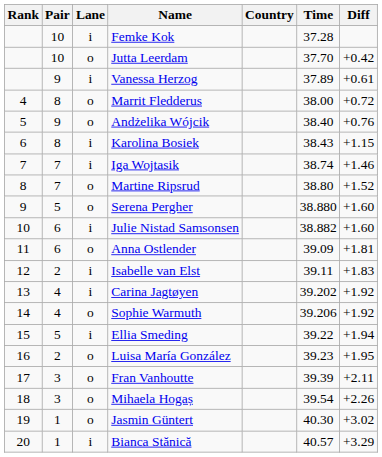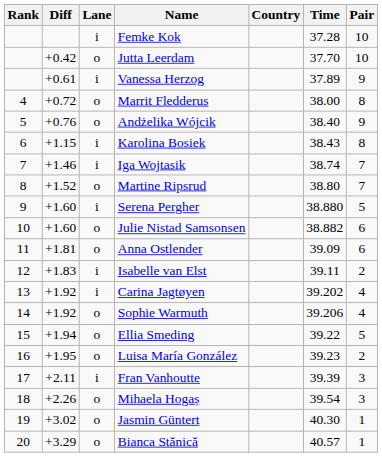columns swapped: (57, 15) <-> (359, 15)
(90, 206) o -> (97, 206) i
(90, 228) i -> (97, 228) o
(90, 334) i -> (97, 334) o
(90, 377) o -> (97, 377) i
(90, 441) i -> (97, 441) o
